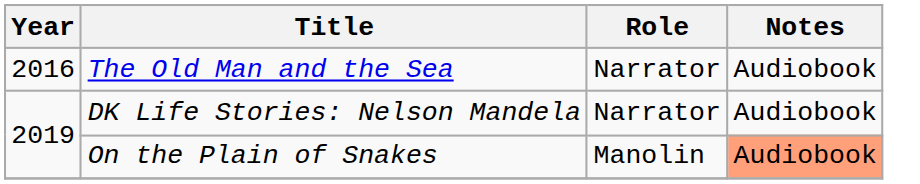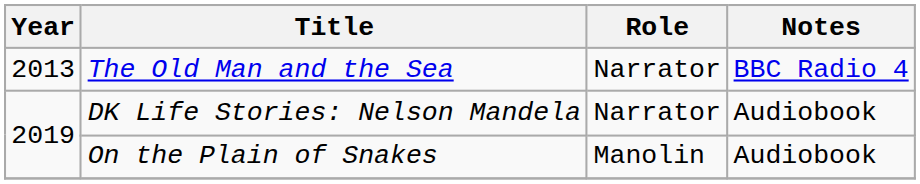(43, 70) 2016 -> (43, 70) 2013
(805, 70) Audiobook -> (821, 70) BBC Radio 4
(805, 156) lightsalmon background -> (805, 156) no background
